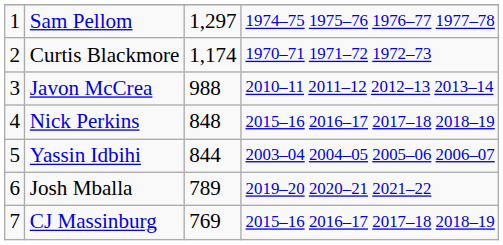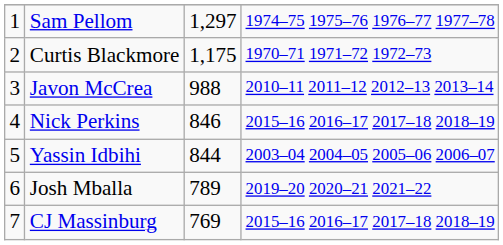(213, 54) 1,174 -> (213, 54) 1,175
(205, 121) 848 -> (205, 121) 846
